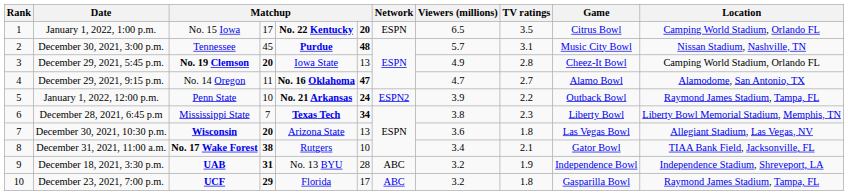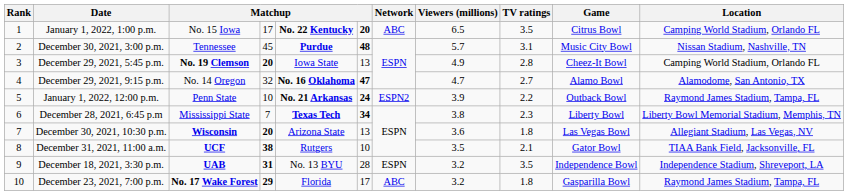(394, 29) ESPN -> (394, 29) ABC
(268, 80) 11 -> (268, 80) 32
(215, 147) No. 17 Wake Forest -> (215, 147) UCF
(458, 147) 3.4 -> (458, 147) 3.5
(394, 164) ABC -> (394, 164) ESPN
(526, 164) 1.9 -> (526, 164) 3.5
(215, 181) UCF -> (215, 181) No. 17 Wake Forest
